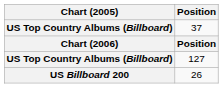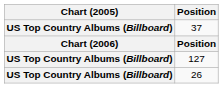(90, 75) US Billboard 200 -> (90, 75) US Top Country Albums (Billboard)
